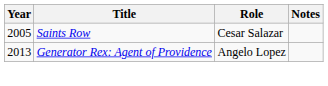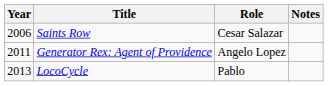(19, 33) 2005 -> (19, 33) 2006
(19, 52) 2013 -> (19, 52) 2011
+ row: (62, 71)
